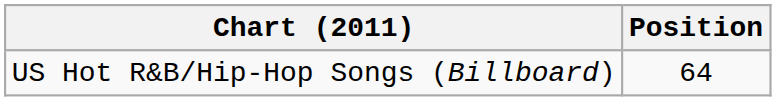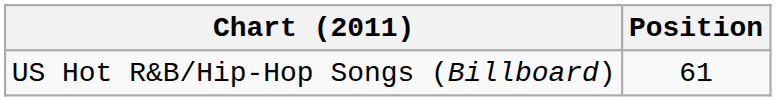(696, 73) 64 -> (696, 73) 61
